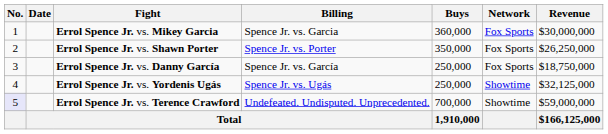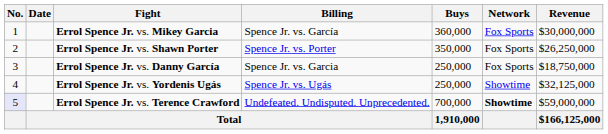(291, 31) Spence Jr. vs. Garcia -> (291, 31) Spence Jr. vs. García
(291, 66) Spence Jr. vs. García -> (291, 66) Spence Jr. vs. Garcia
(507, 102) normal -> (508, 102) bold
